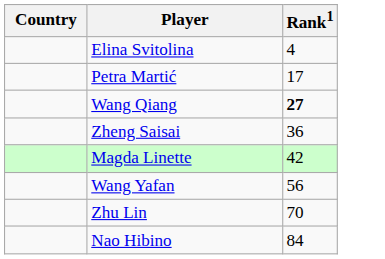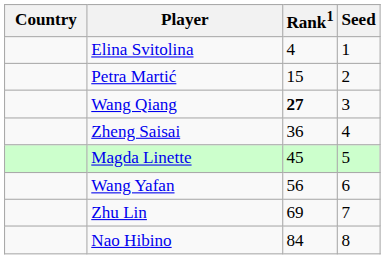+ column: (359, 20)
(295, 77) 17 -> (295, 77) 15
(295, 158) 42 -> (295, 158) 45
(295, 212) 70 -> (295, 212) 69
